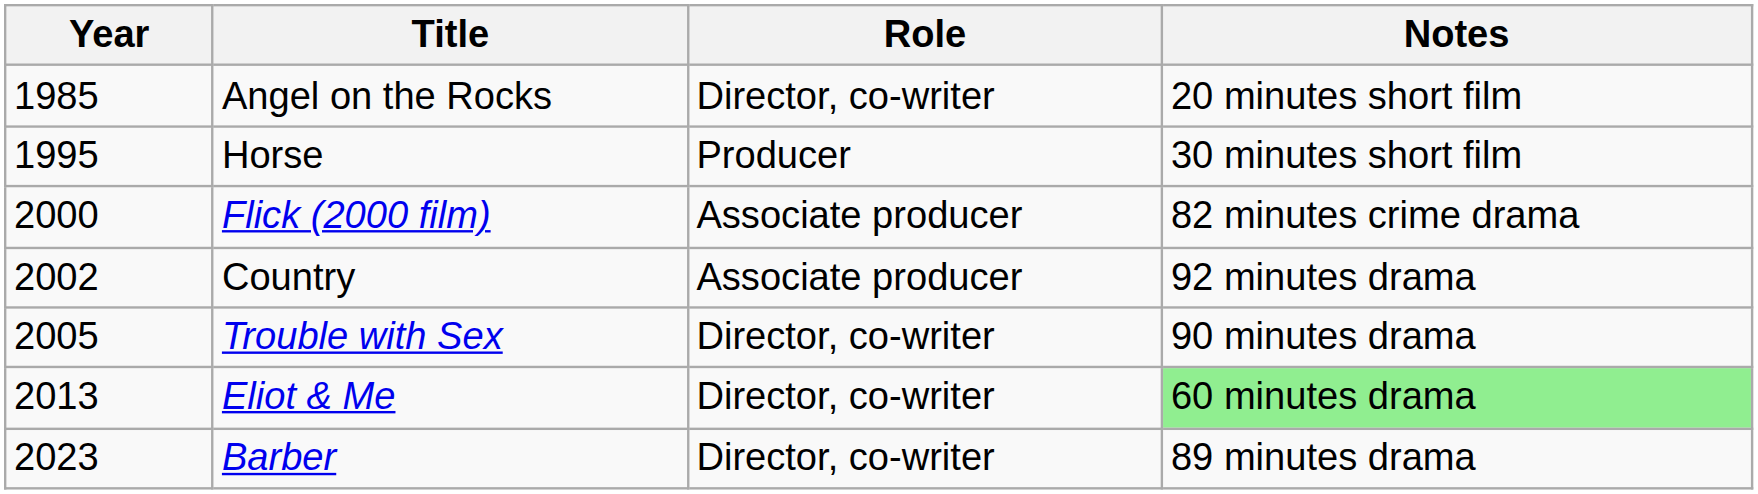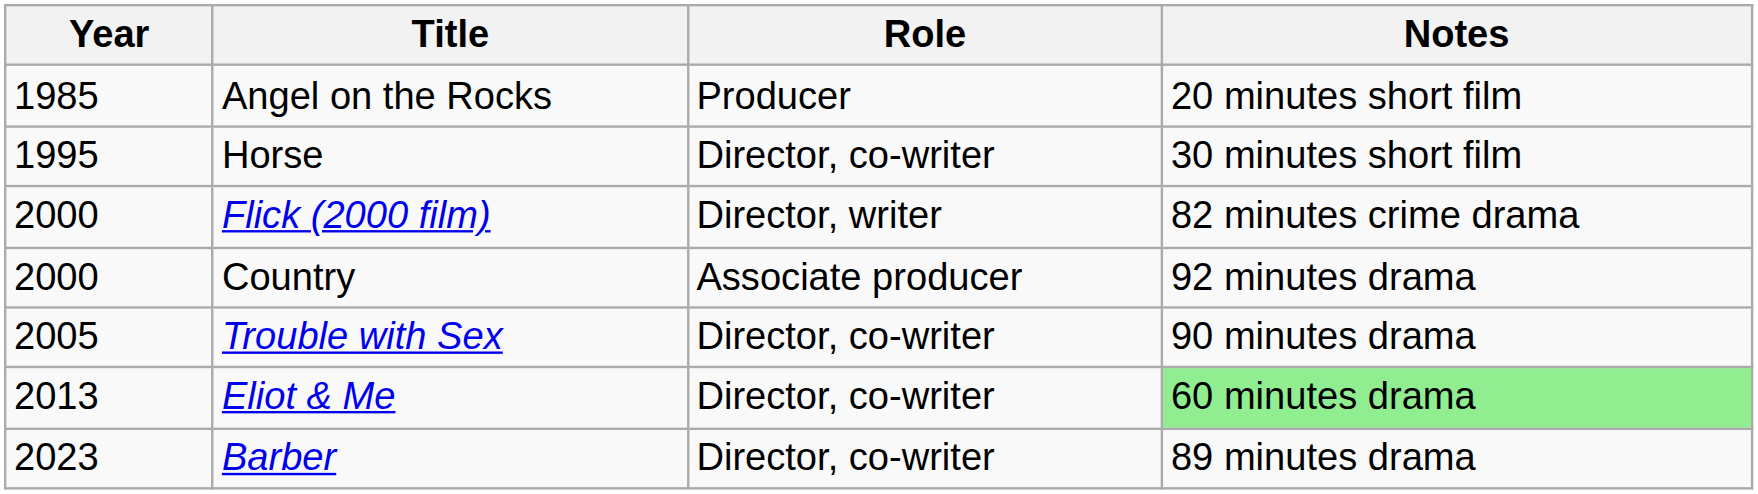(846, 95) Director, co-writer -> (774, 95) Producer
(774, 155) Producer -> (846, 155) Director, co-writer
(859, 215) Associate producer -> (819, 215) Director, writer
(56, 276) 2002 -> (56, 276) 2000
